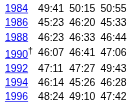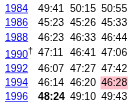(82, 23) 46:20 -> (83, 23) 45:26
(51, 53) 46:07 -> (51, 53) 47:11
(51, 68) 47:11 -> (51, 68) 46:07
(114, 68) 49:43 -> (114, 68) 47:42
(82, 83) 45:26 -> (83, 83) 46:20
(114, 83) no background -> (114, 83) pink background
(51, 97) normal -> (51, 97) bold
(114, 97) 47:42 -> (114, 97) 49:43
